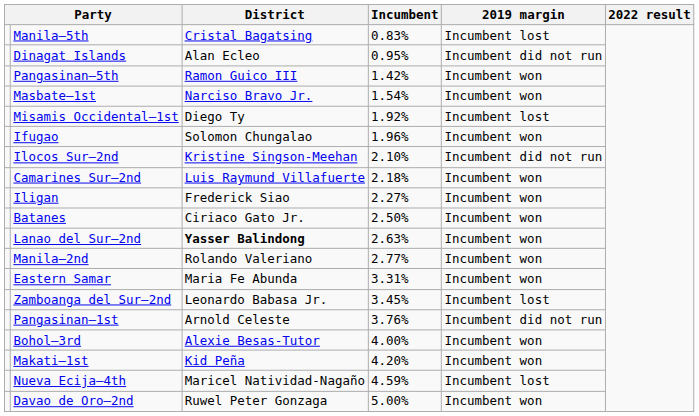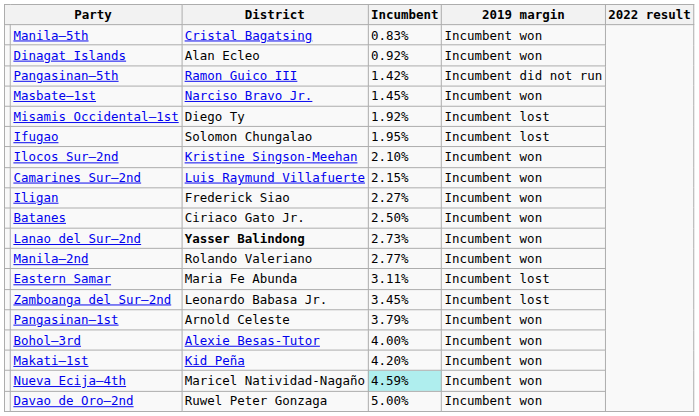(497, 35) Incumbent lost -> (493, 35) Incumbent won
(390, 55) 0.95% -> (390, 55) 0.92%
(523, 55) Incumbent did not run -> (493, 55) Incumbent won
(493, 76) Incumbent won -> (523, 76) Incumbent did not run
(390, 96) 1.54% -> (390, 96) 1.45%
(390, 137) 1.96% -> (390, 137) 1.95%
(493, 137) Incumbent won -> (497, 137) Incumbent lost
(523, 157) Incumbent did not run -> (493, 157) Incumbent won
(390, 177) 2.18% -> (390, 177) 2.15%
(390, 238) 2.63% -> (390, 238) 2.73%
(390, 279) 3.31% -> (390, 279) 3.11%
(493, 279) Incumbent won -> (497, 279) Incumbent lost
(390, 320) 3.76% -> (390, 320) 3.79%
(523, 320) Incumbent did not run -> (493, 320) Incumbent won
(390, 381) no background -> (390, 381) paleturquoise background
(497, 381) Incumbent lost -> (493, 381) Incumbent won
